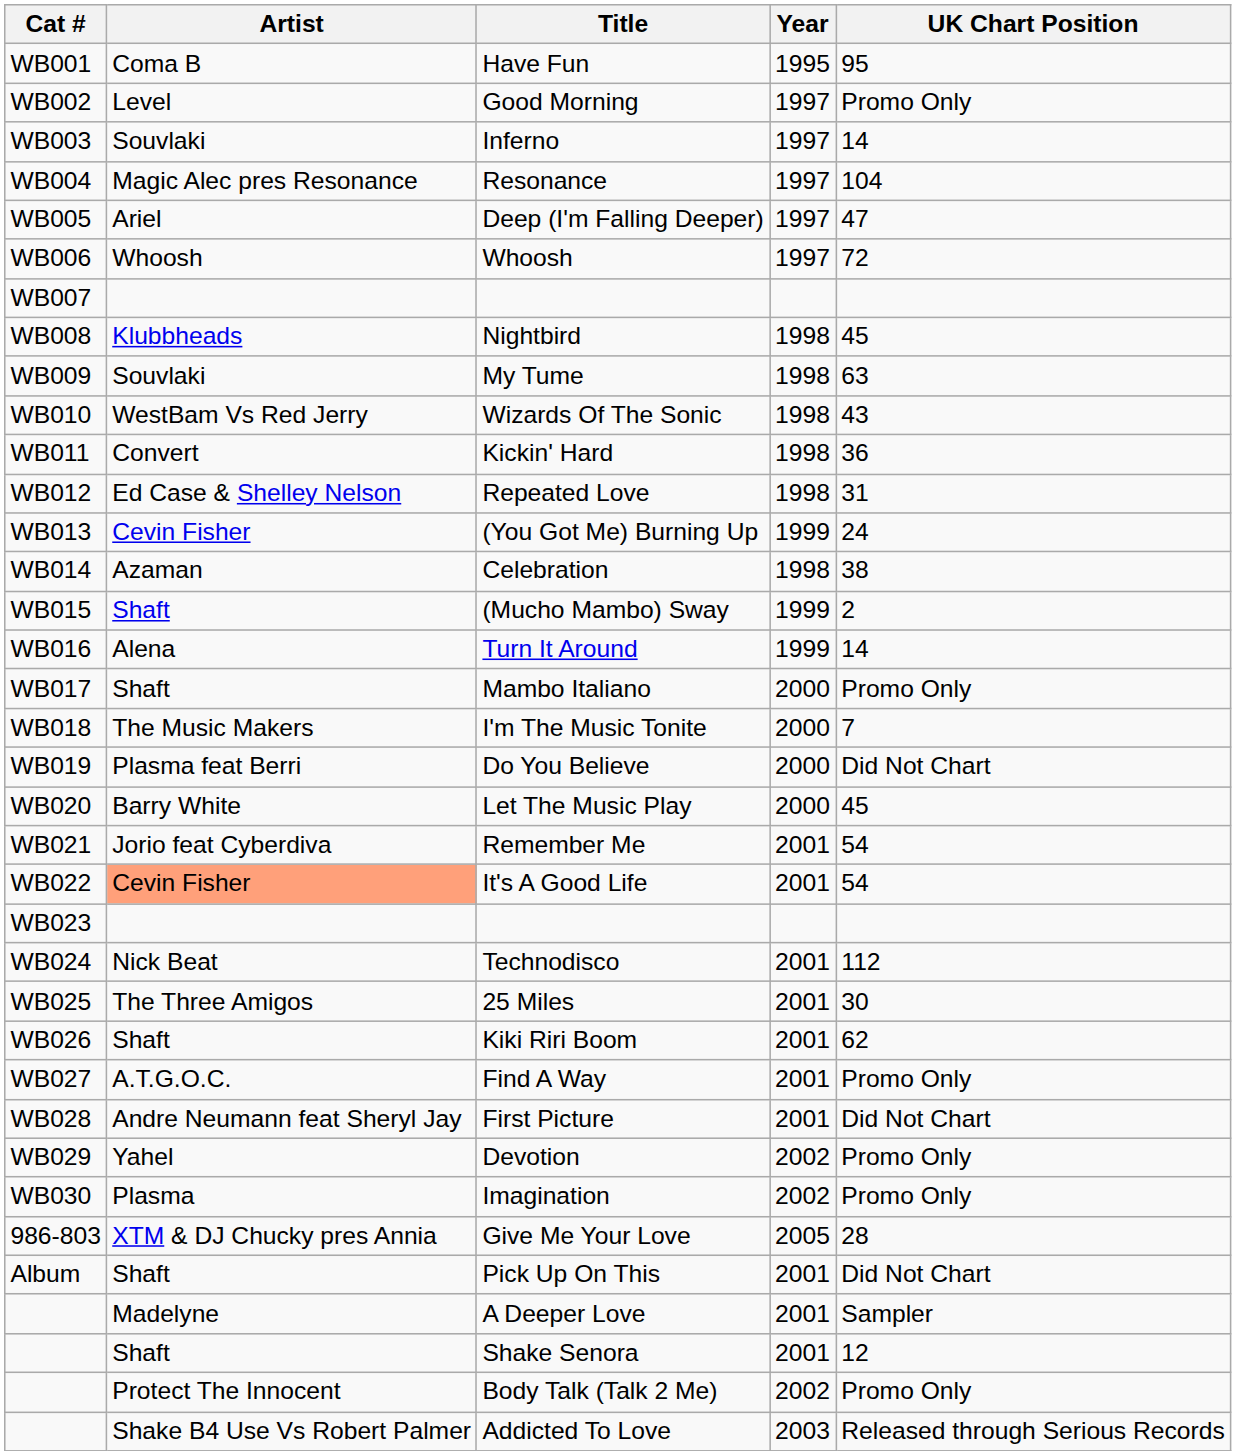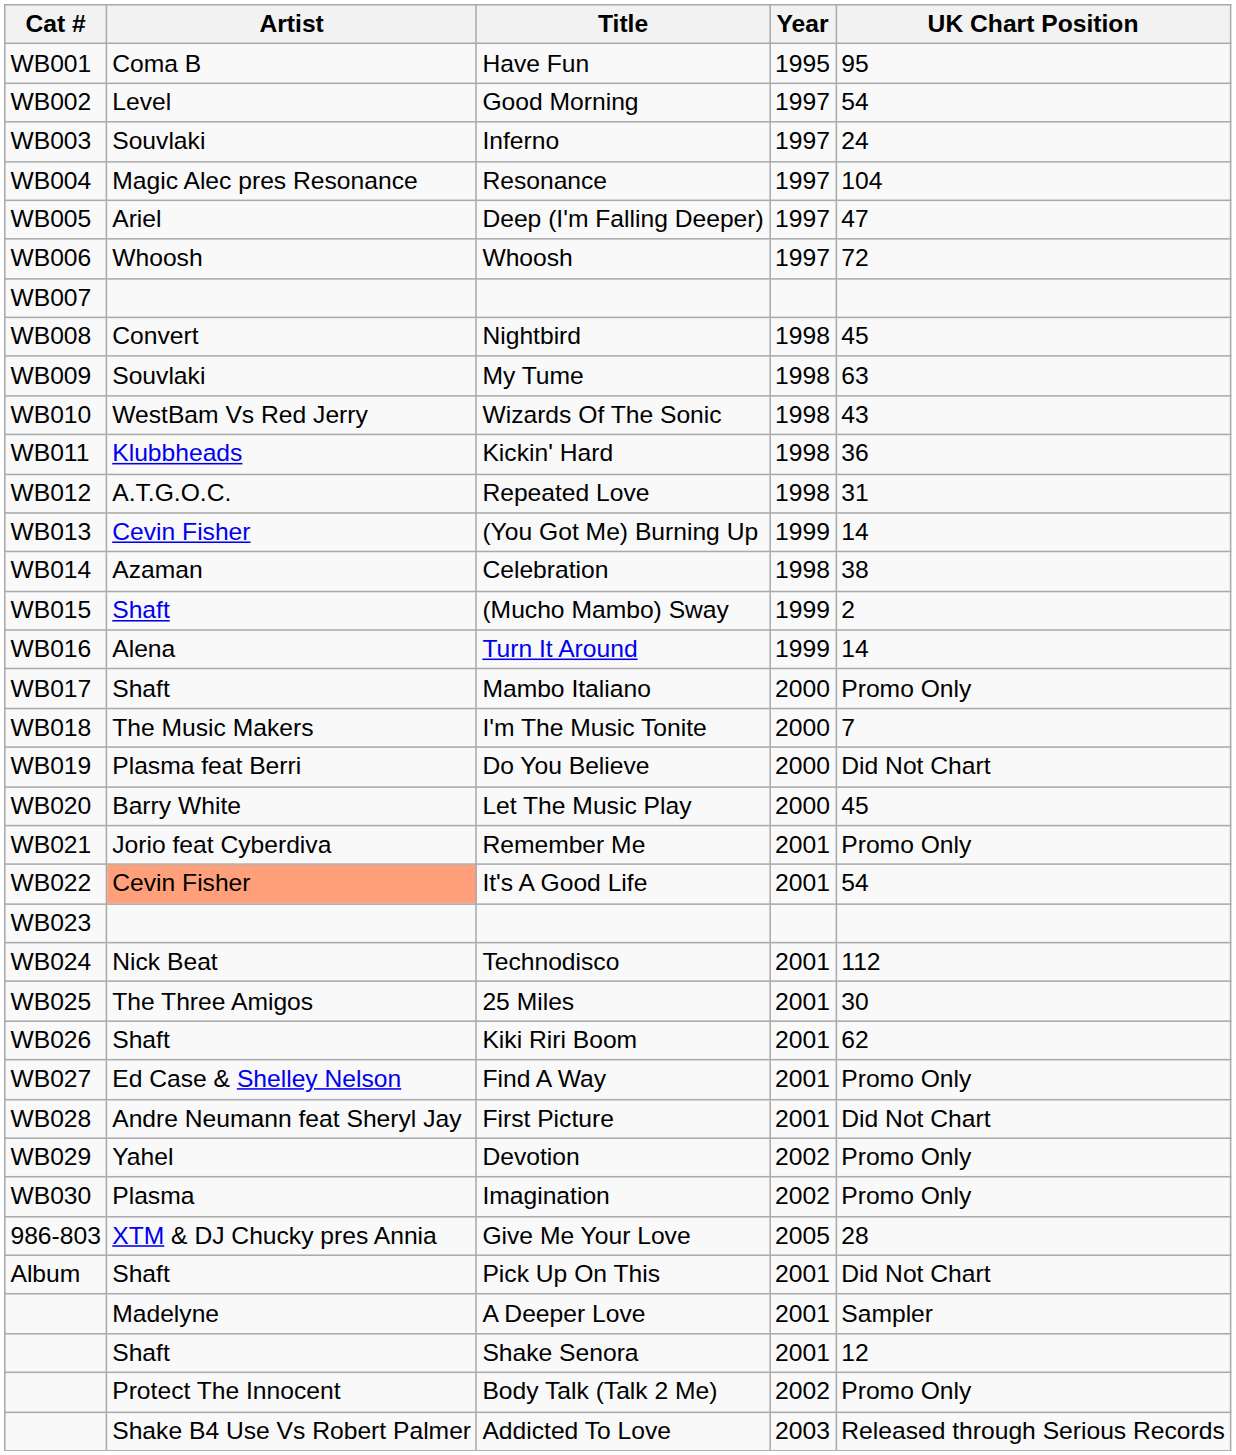(906, 102) Promo Only -> (855, 102) 54
(855, 141) 14 -> (855, 141) 24
(177, 336) Klubbheads -> (155, 336) Convert
(155, 453) Convert -> (177, 453) Klubbheads
(257, 492) Ed Case & Shelley Nelson -> (172, 492) A.T.G.O.C.
(855, 532) 24 -> (855, 532) 14
(855, 844) 54 -> (906, 844) Promo Only
(172, 1079) A.T.G.O.C. -> (257, 1079) Ed Case & Shelley Nelson
